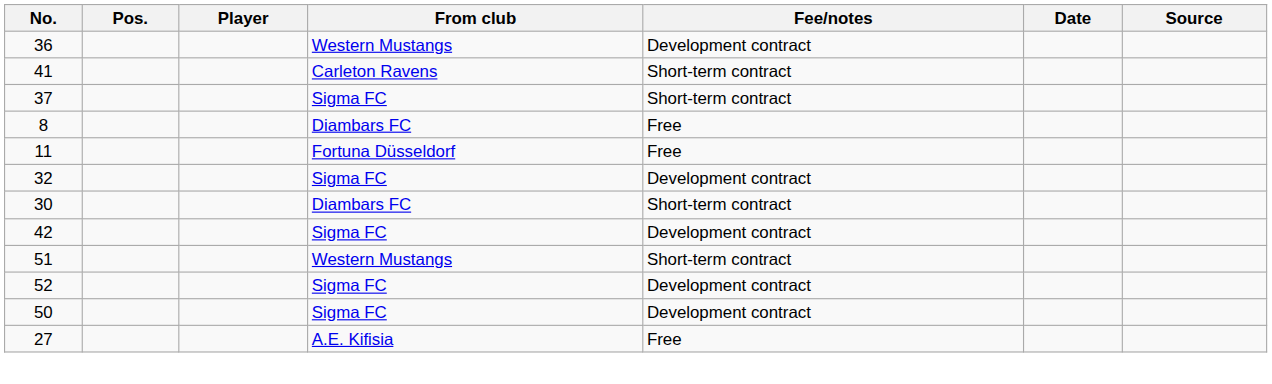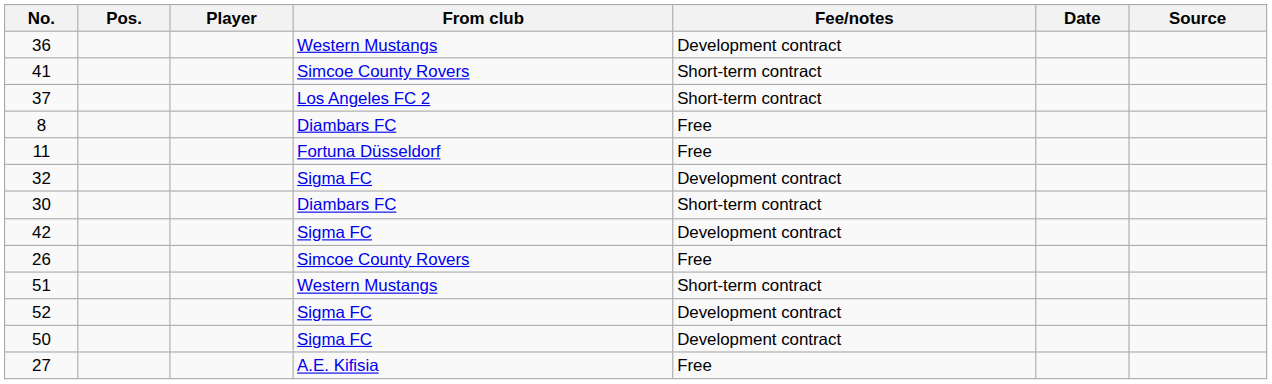(375, 72) Carleton Ravens -> (383, 72) Simcoe County Rovers
(349, 98) Sigma FC -> (364, 98) Los Angeles FC 2
+ row: (41, 258)
